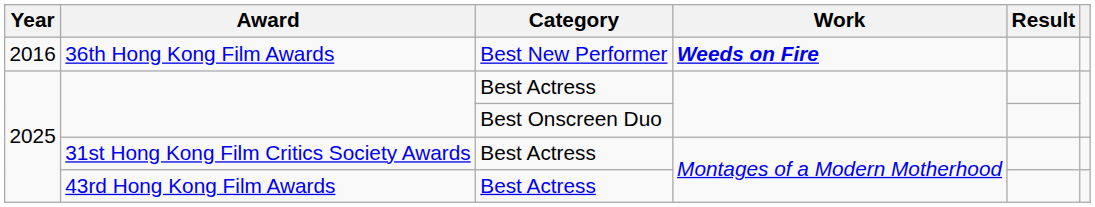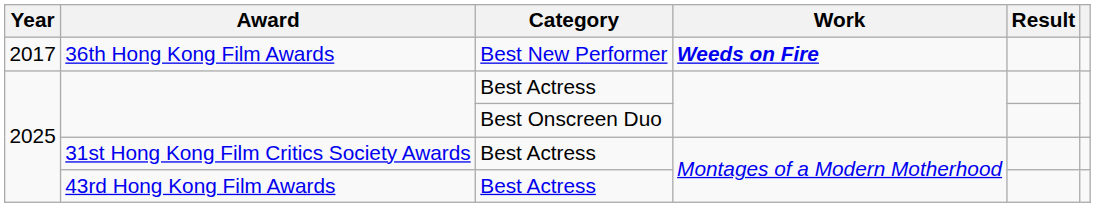(33, 53) 2016 -> (33, 53) 2017
